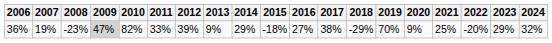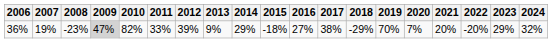(414, 29) 9% -> (414, 29) 7%
(446, 29) 25% -> (446, 29) 20%
